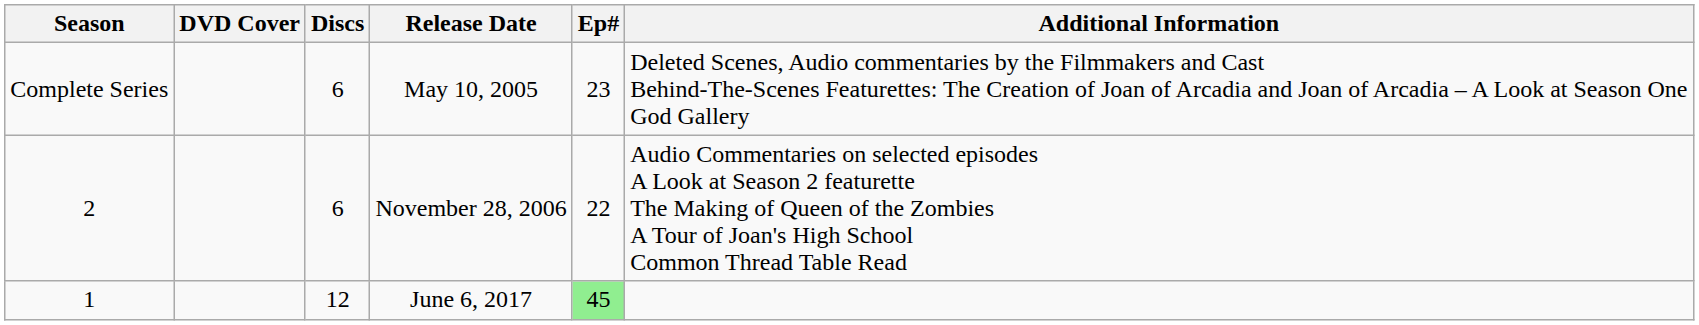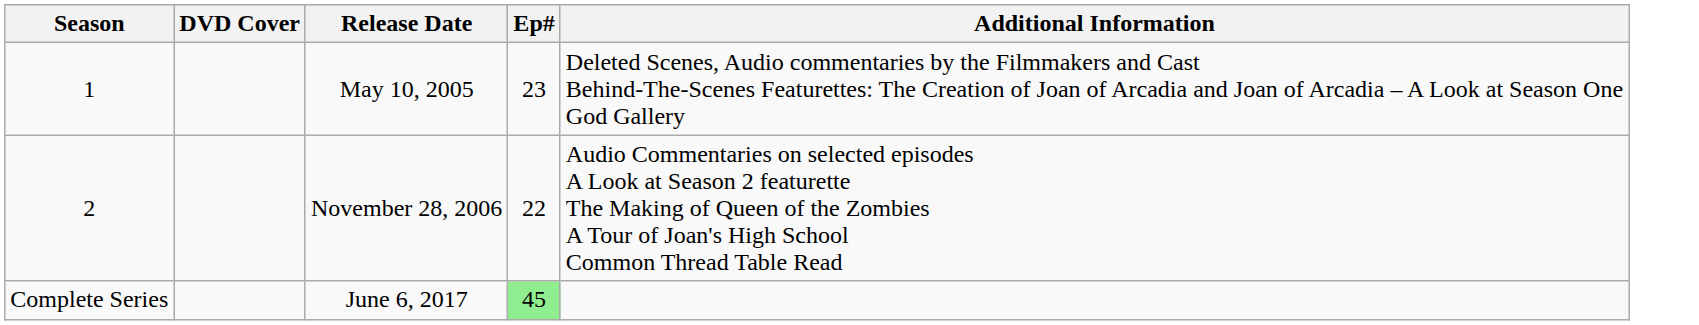- column: (338, 23)
(89, 88) Complete Series -> (89, 88) 1
(89, 299) 1 -> (89, 299) Complete Series
